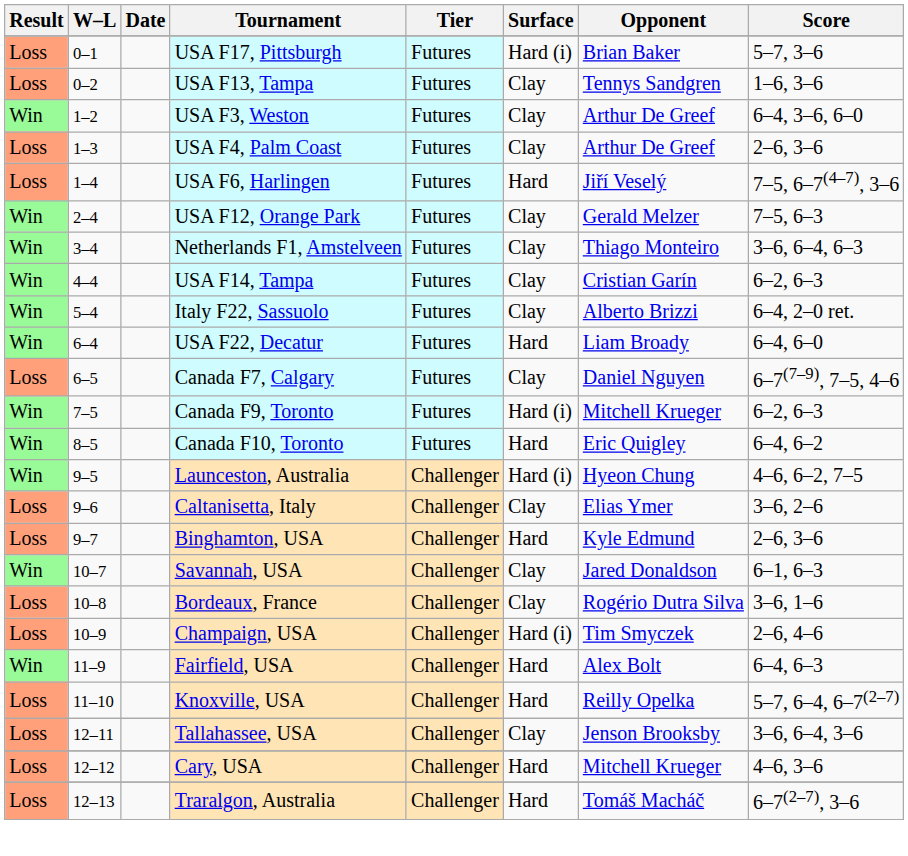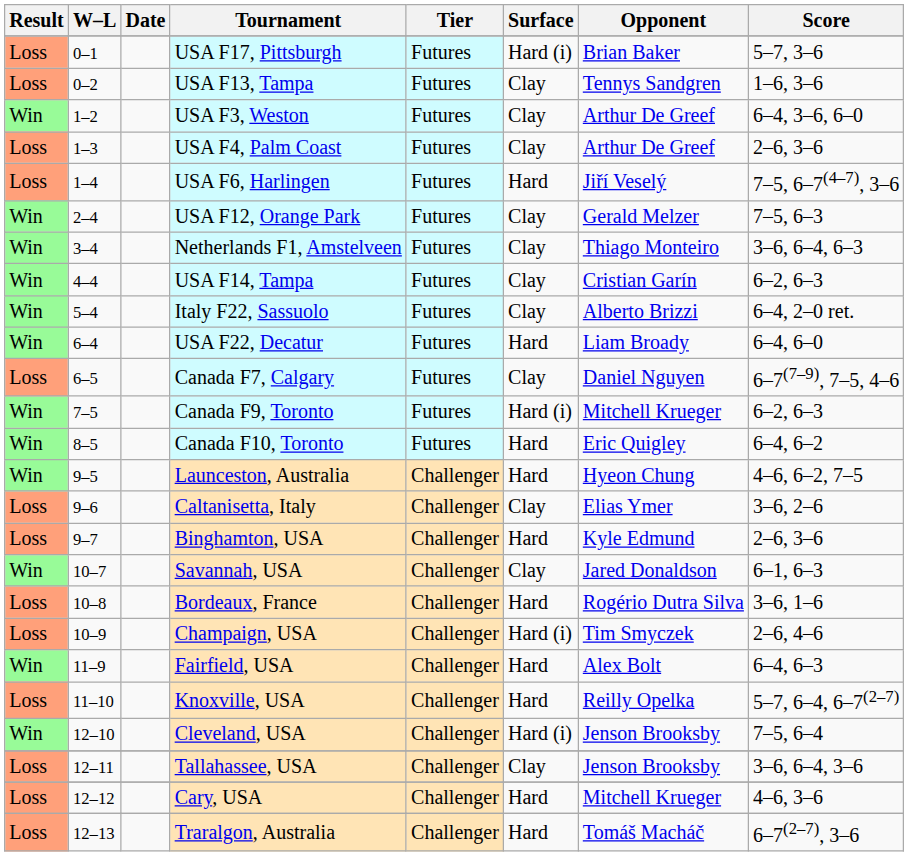(540, 475) Hard (i) -> (528, 475) Hard
(527, 602) Clay -> (528, 602) Hard
+ row: (240, 734)
